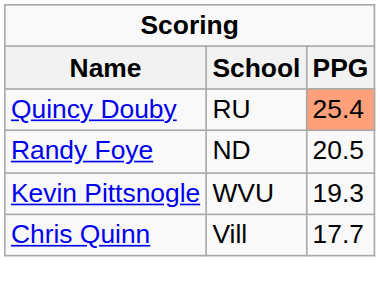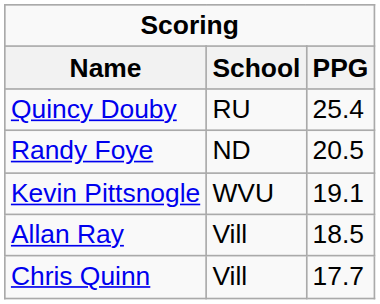(338, 109) lightsalmon background -> (338, 109) no background
(338, 192) 19.3 -> (338, 192) 19.1
+ row: (67, 234)
